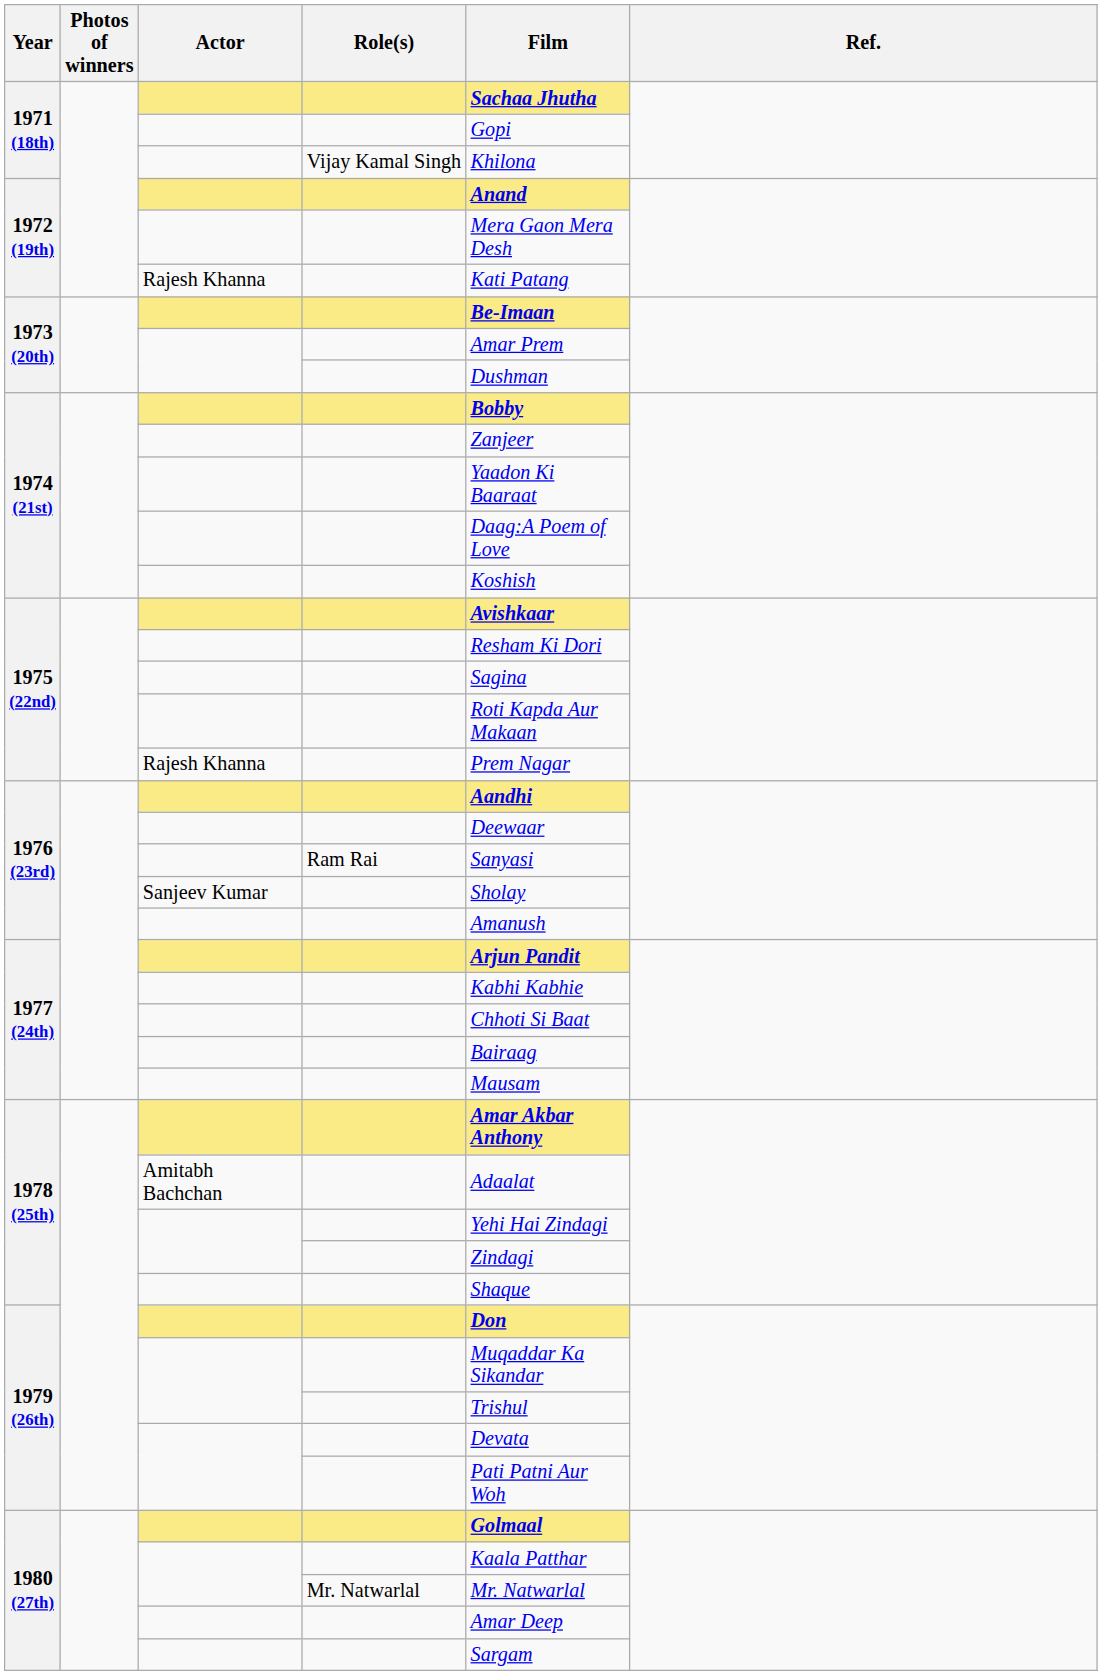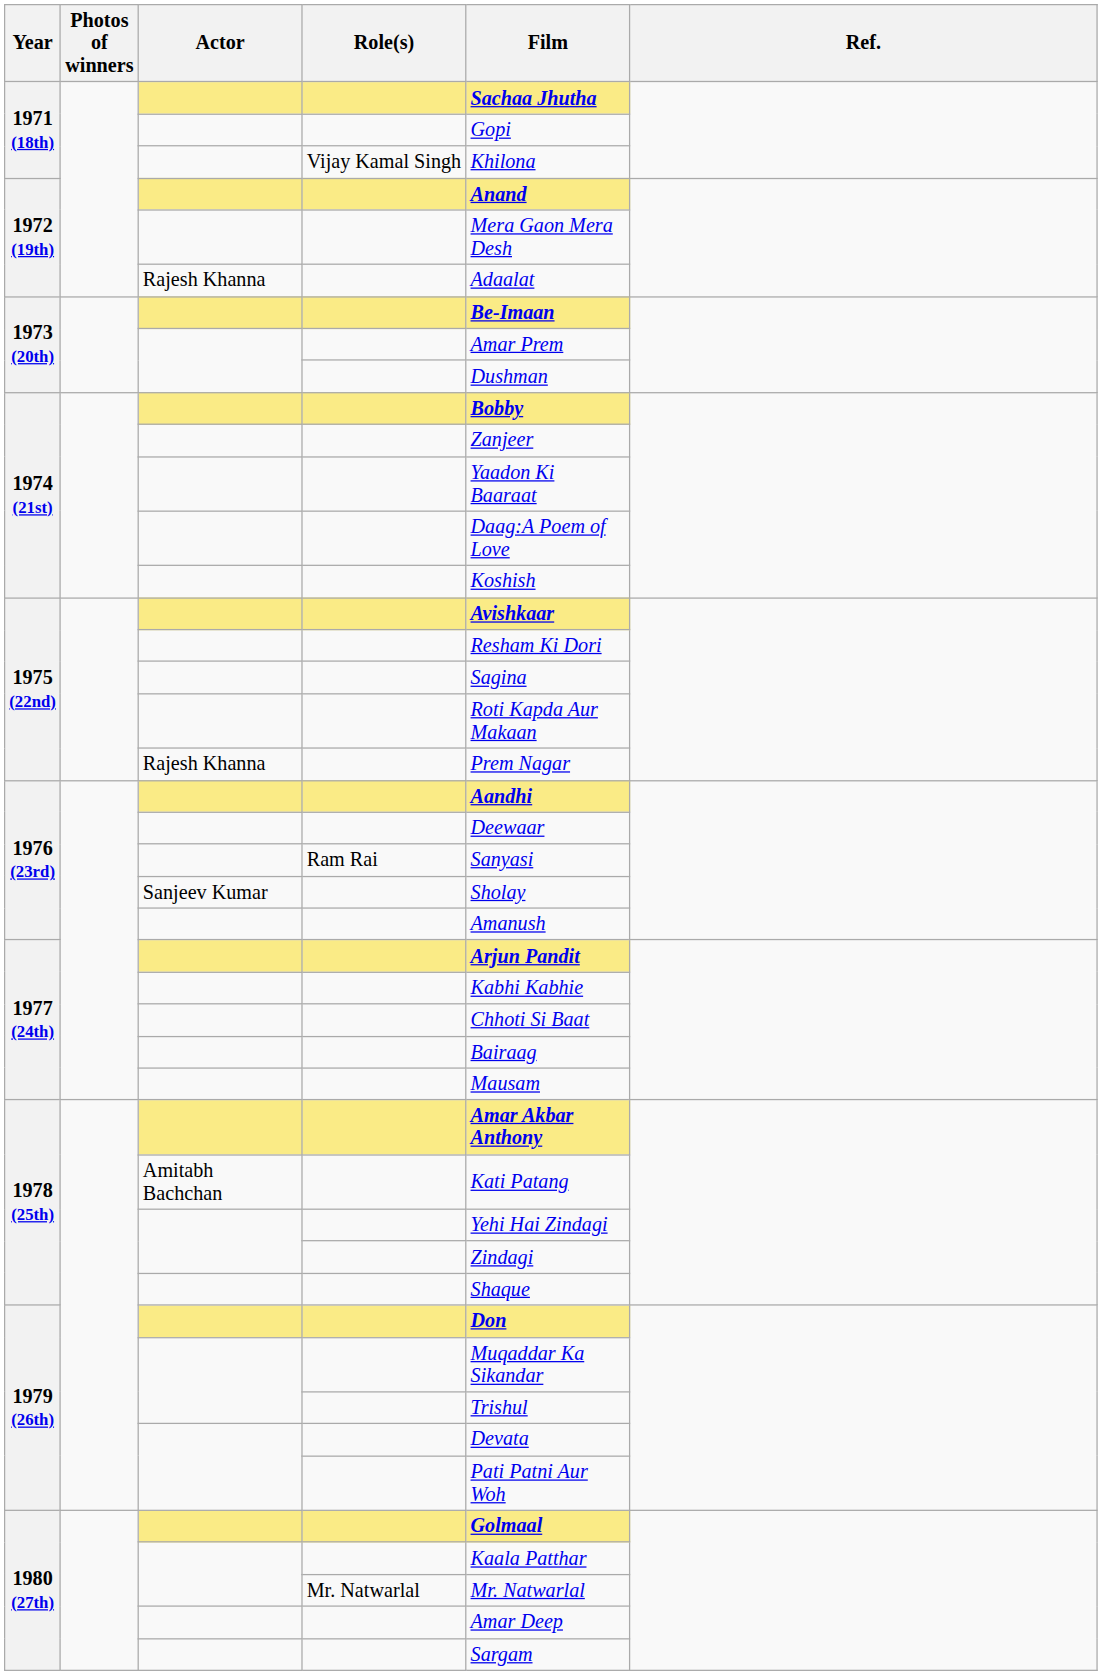(520, 280) Kati Patang -> (502, 280) Adaalat
(502, 1181) Adaalat -> (520, 1181) Kati Patang
